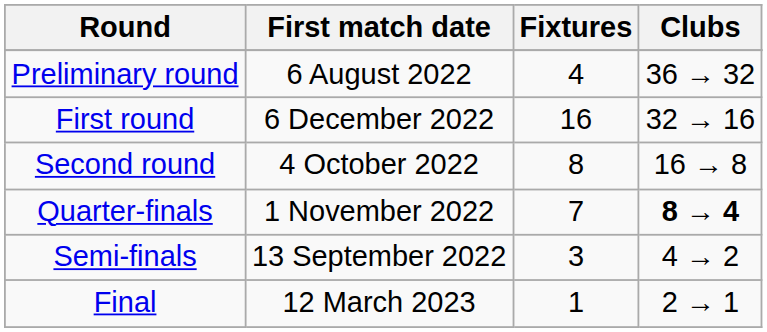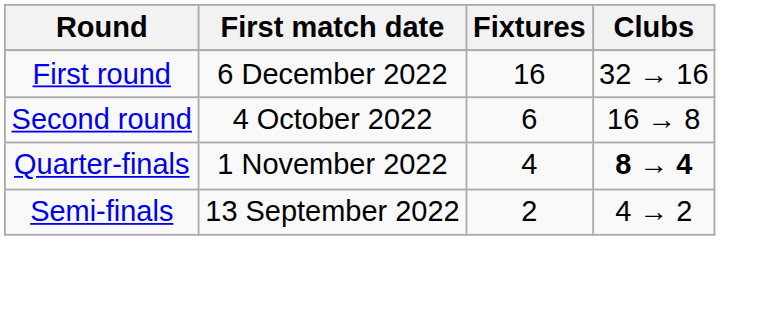- row: (125, 73)
(576, 165) 8 -> (529, 119) 6
(576, 211) 7 -> (529, 165) 4
(576, 257) 3 -> (529, 211) 2
- row: (125, 303)
